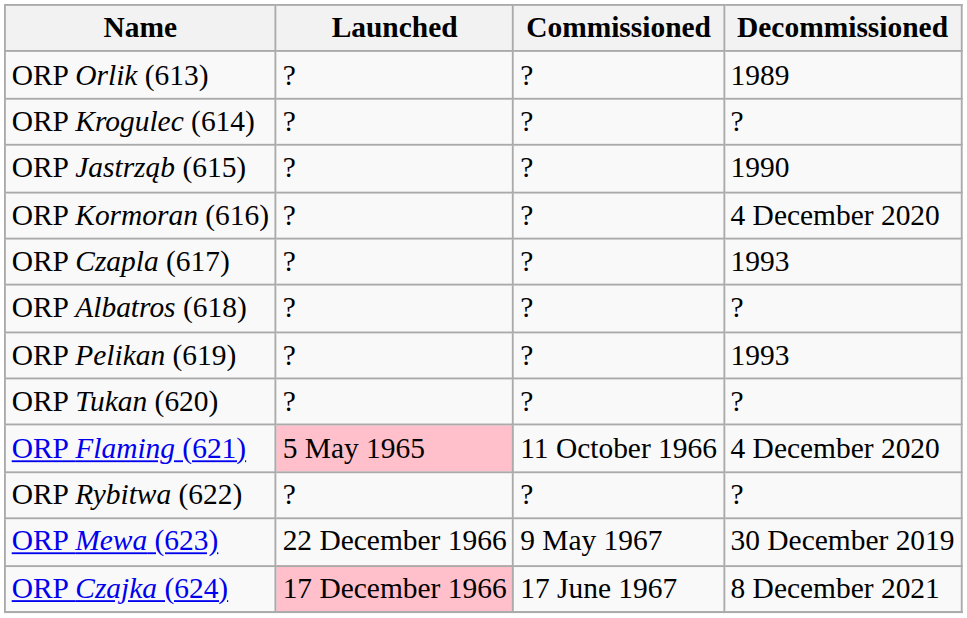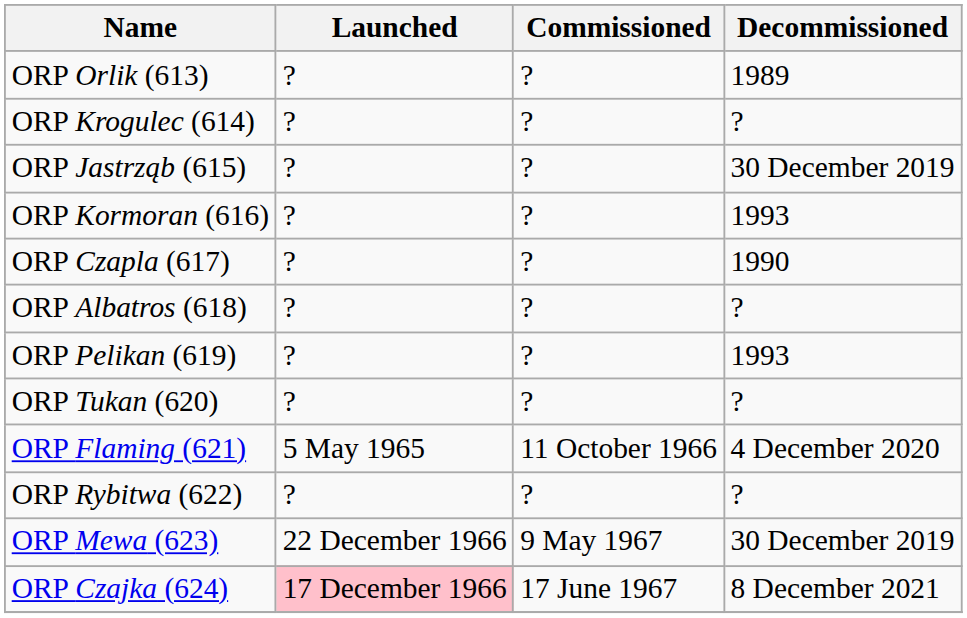(760, 167) 1990 -> (843, 167) 30 December 2019
(835, 214) 4 December 2020 -> (760, 214) 1993
(760, 261) 1993 -> (760, 261) 1990
(354, 448) pink background -> (354, 448) no background
